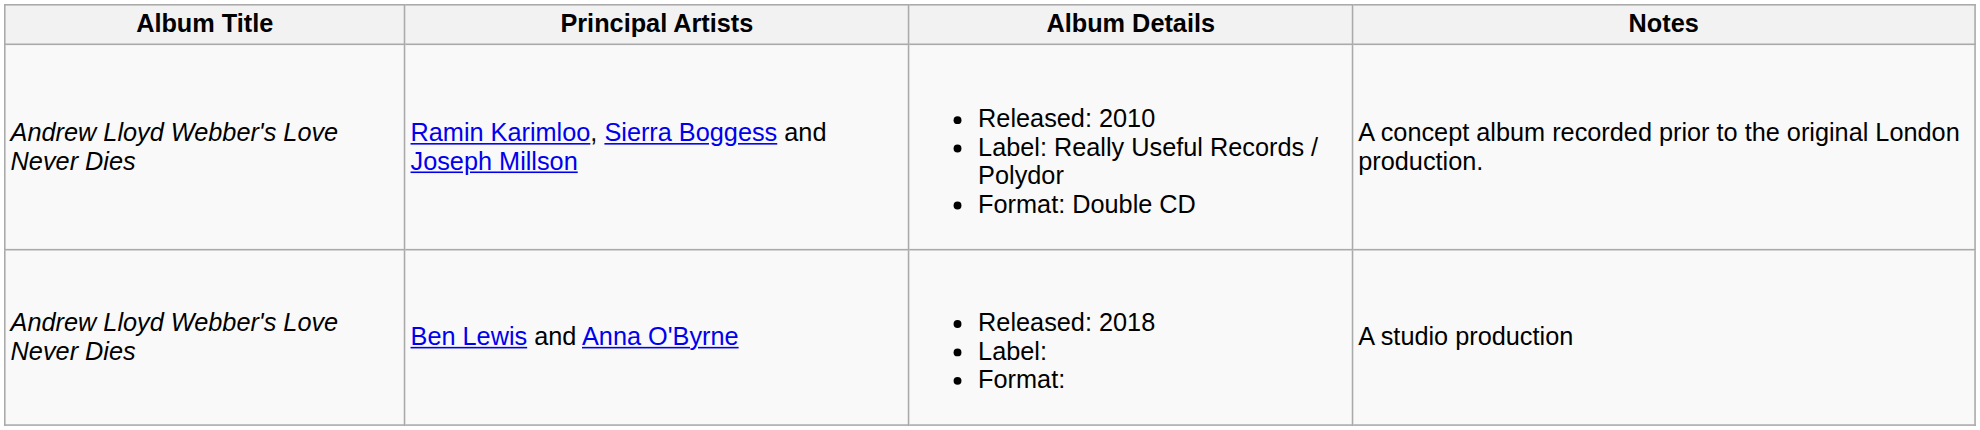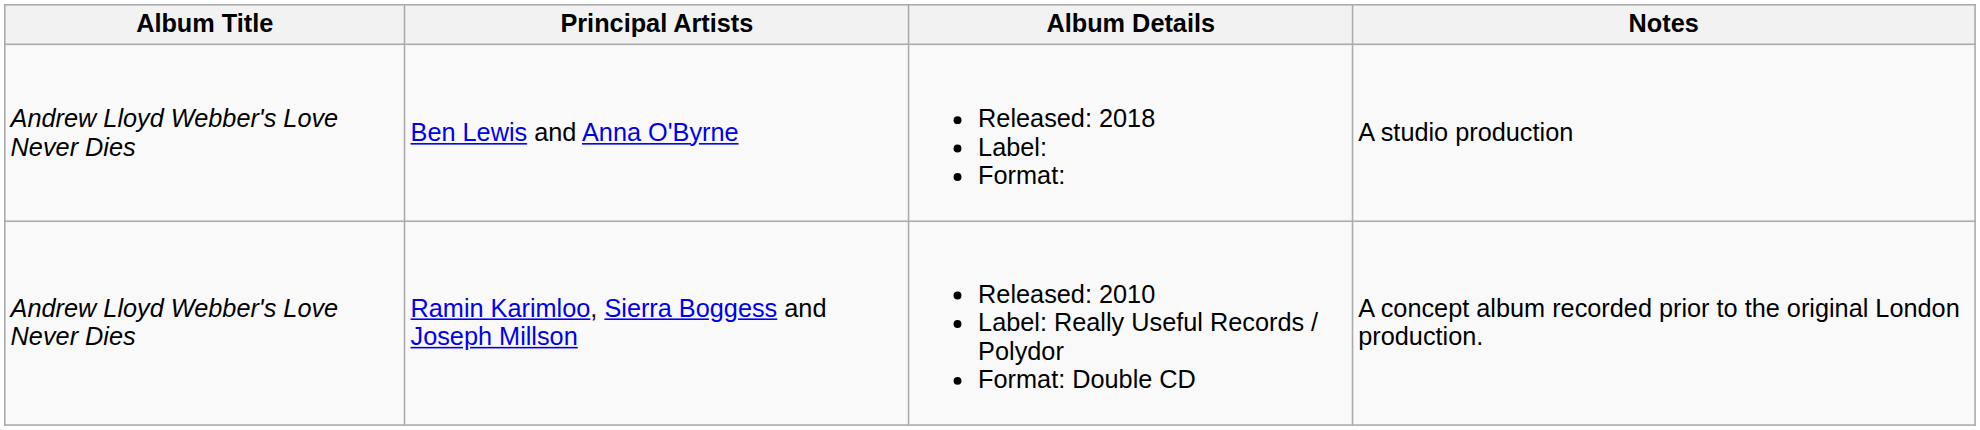rows swapped: (618, 146) <-> (575, 336)
